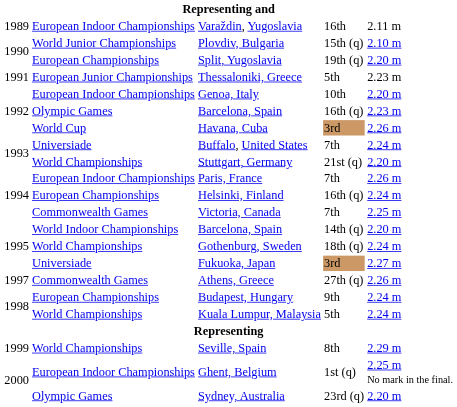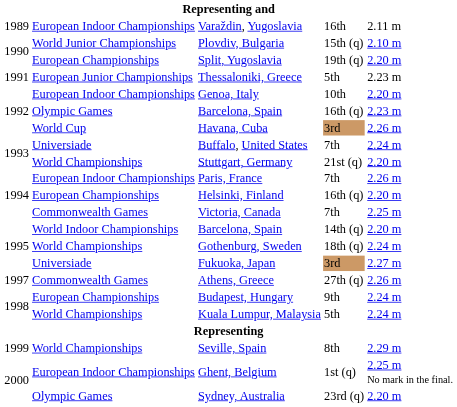(384, 195) 2.24 m -> (384, 195) 2.20 m
